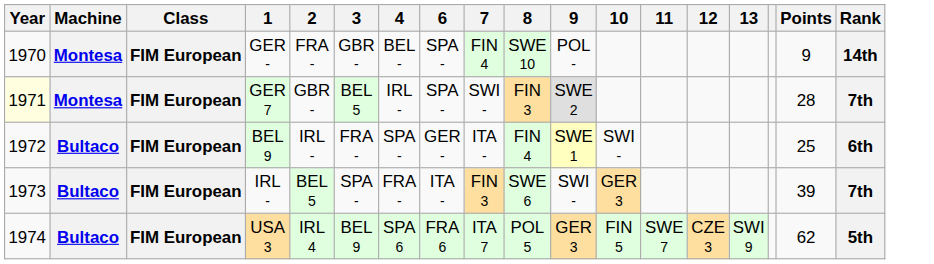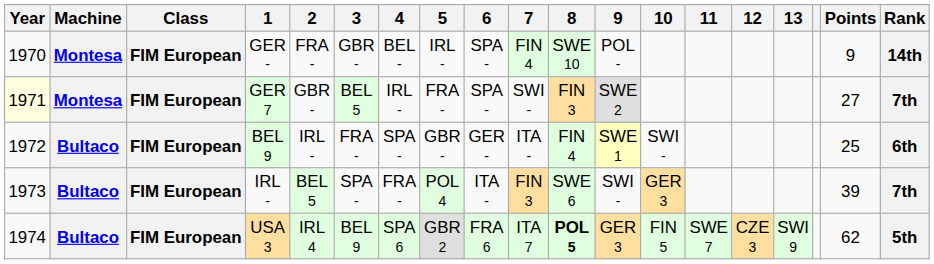+ column: (442, 18)
(806, 100) 28 -> (850, 100) 27
(527, 237) normal -> (572, 237) bold
